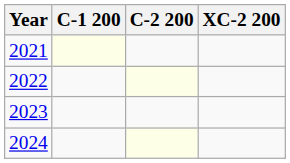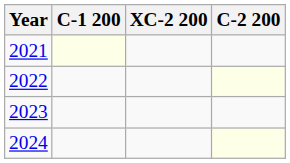columns swapped: (162, 19) <-> (242, 19)
